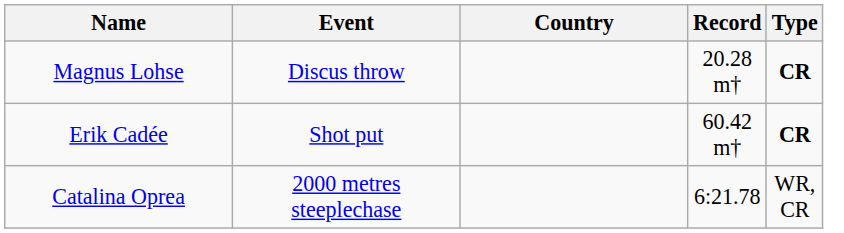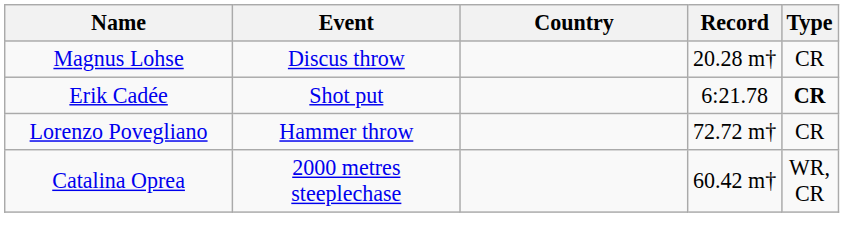(795, 72) bold -> (810, 59) normal
(727, 134) 60.42 m† -> (735, 95) 6:21.78
+ row: (119, 131)
(727, 197) 6:21.78 -> (735, 181) 60.42 m†
